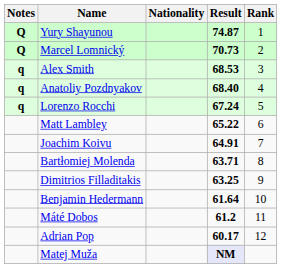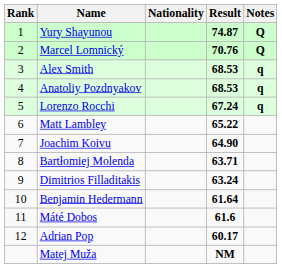columns swapped: (261, 13) <-> (21, 13)
(226, 50) 70.73 -> (225, 50) 70.76
(226, 87) 68.40 -> (225, 87) 68.53
(226, 143) 64.91 -> (225, 143) 64.90
(226, 180) 63.25 -> (225, 180) 63.24
(226, 217) 61.2 -> (225, 217) 61.6
(226, 254) lavender background -> (225, 254) no background
